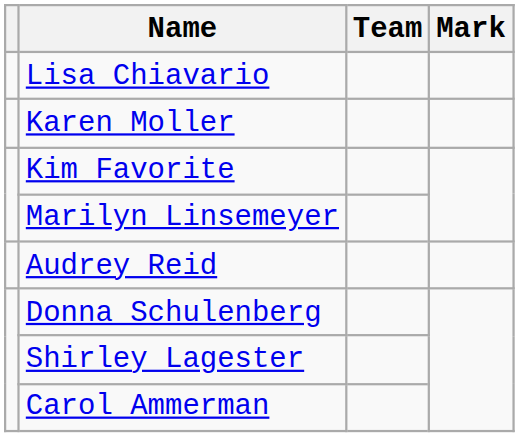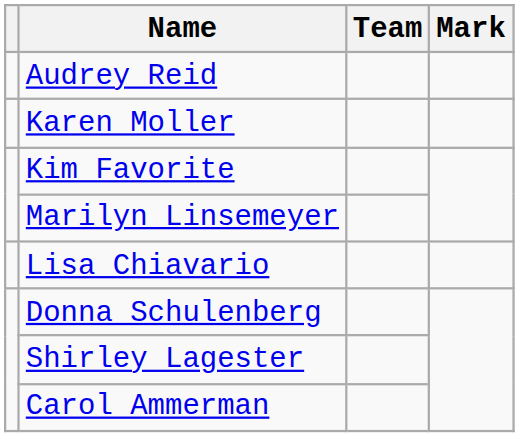rows swapped: (122, 265) <-> (148, 76)
